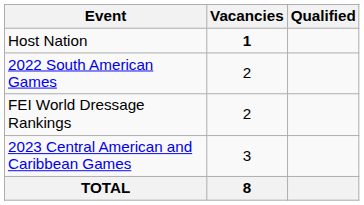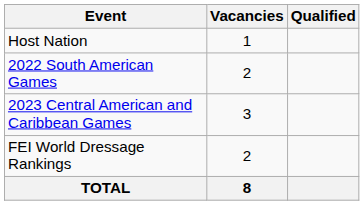(247, 40) bold -> (247, 40) normal
rows swapped: (100, 155) <-> (76, 114)
